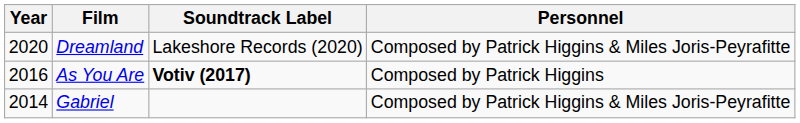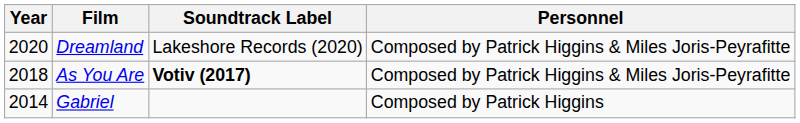(28, 74) 2016 -> (28, 74) 2018
(487, 74) Composed by Patrick Higgins -> (581, 74) Composed by Patrick Higgins & Miles Joris-Peyrafitte
(581, 103) Composed by Patrick Higgins & Miles Joris-Peyrafitte -> (487, 103) Composed by Patrick Higgins
